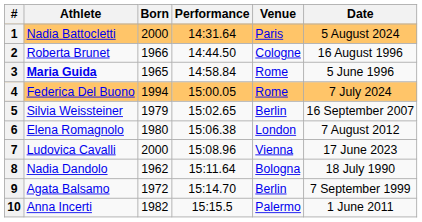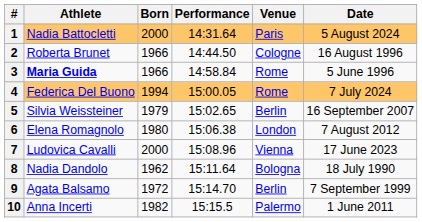(155, 72) 1965 -> (155, 72) 1966
